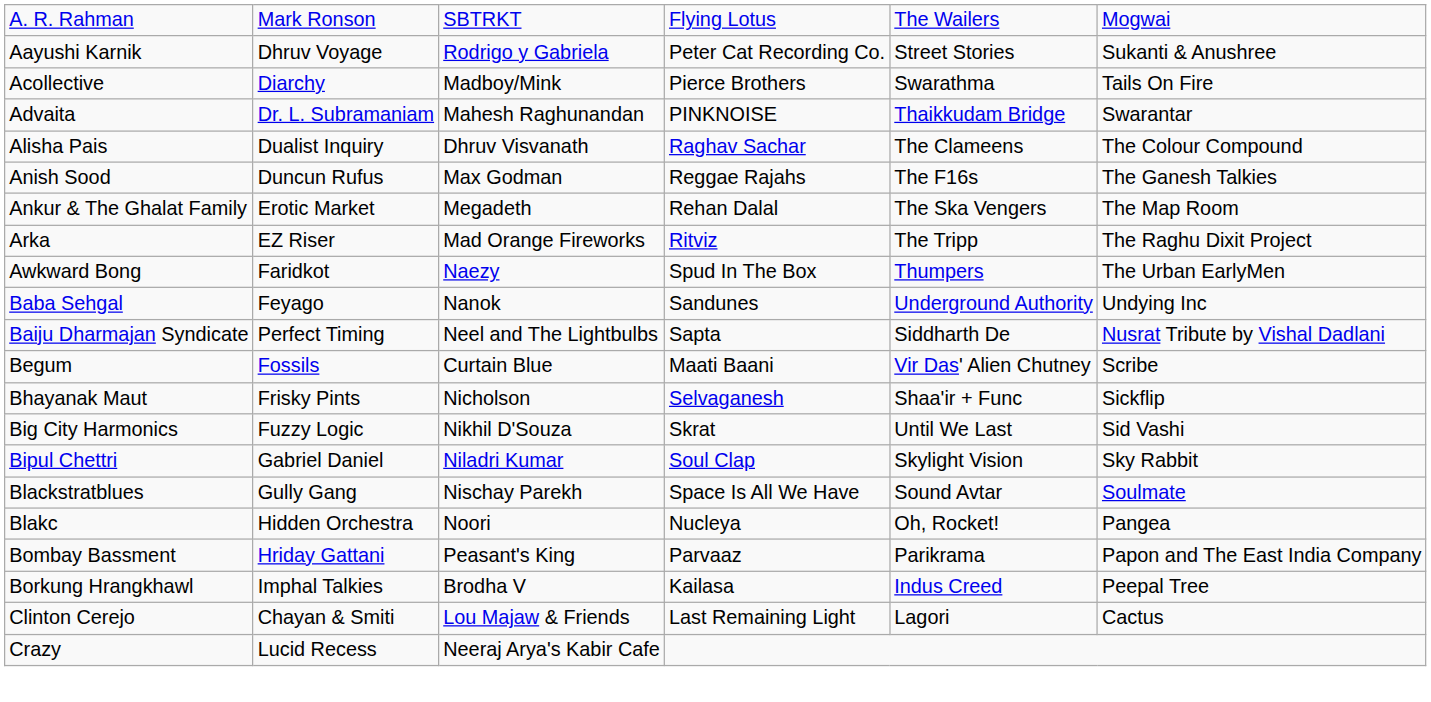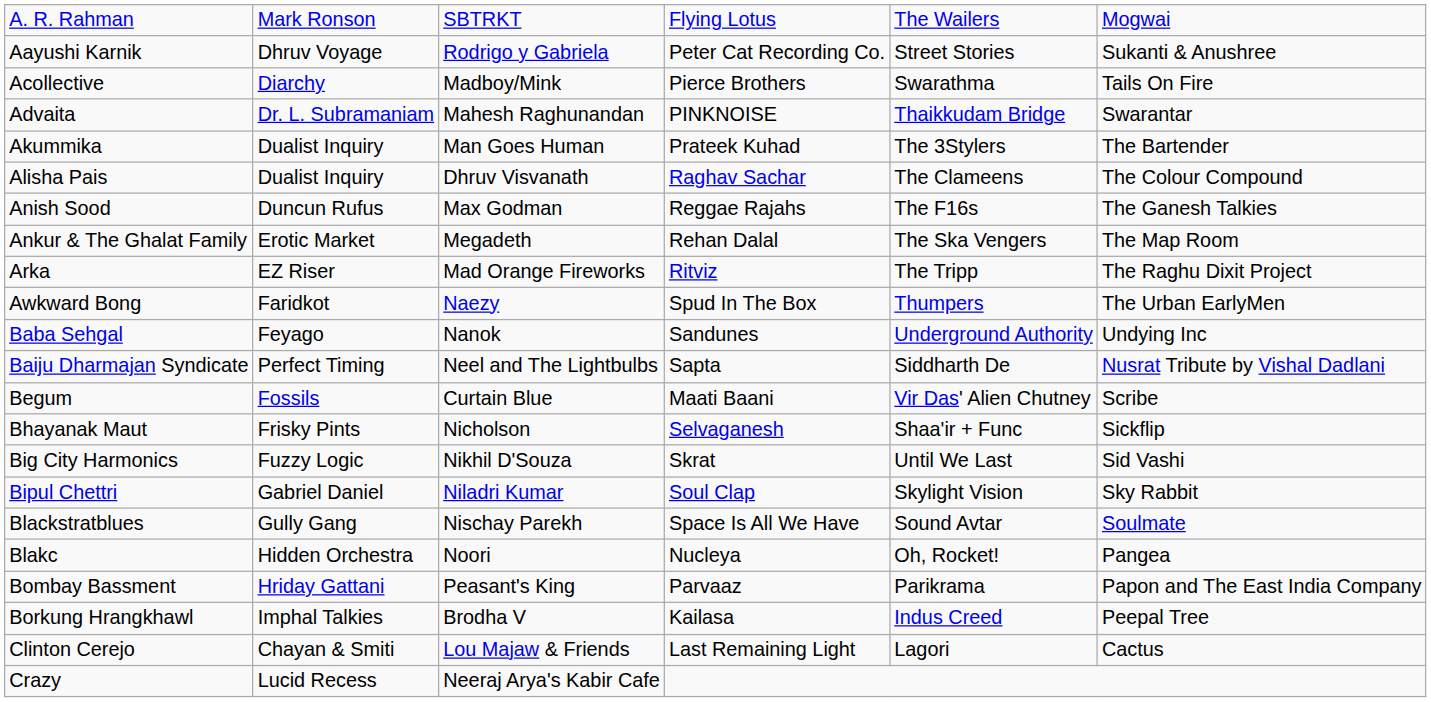+ row: (55, 146)
